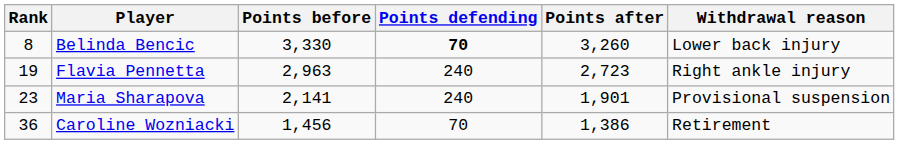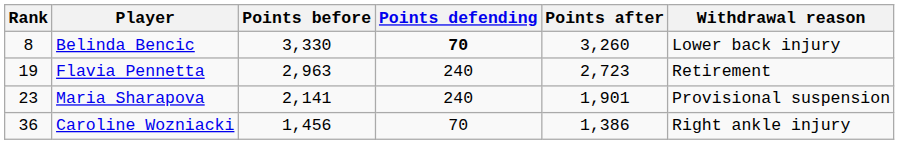(761, 72) Right ankle injury -> (722, 72) Retirement
(722, 126) Retirement -> (761, 126) Right ankle injury
